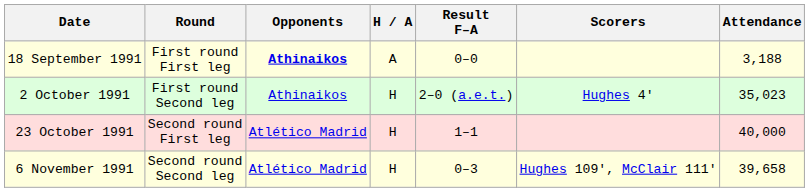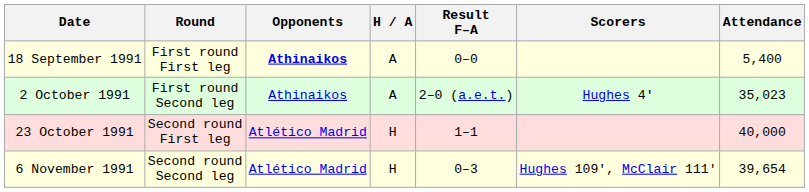(762, 59) 3,188 -> (762, 59) 5,400
(393, 96) H -> (393, 96) A
(762, 169) 39,658 -> (762, 169) 39,654
